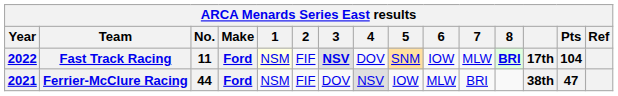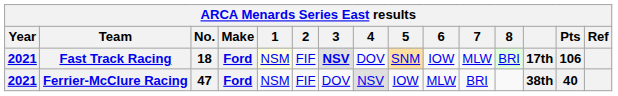(22, 58) 2022 -> (22, 58) 2021
(205, 58) 11 -> (205, 58) 18
(509, 58) bold -> (509, 58) normal
(571, 58) 104 -> (570, 58) 106
(205, 80) 44 -> (205, 80) 47
(571, 80) 47 -> (570, 80) 40
